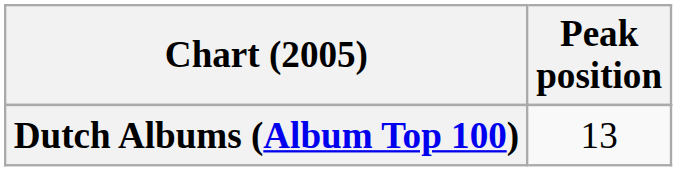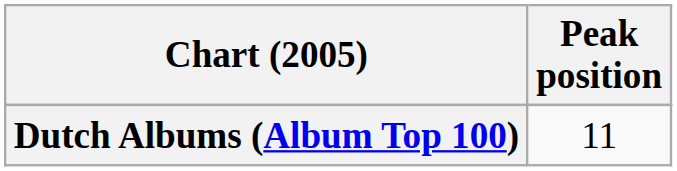(599, 134) 13 -> (599, 134) 11
